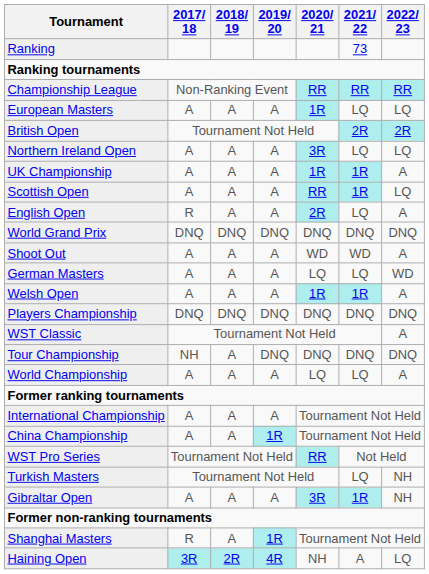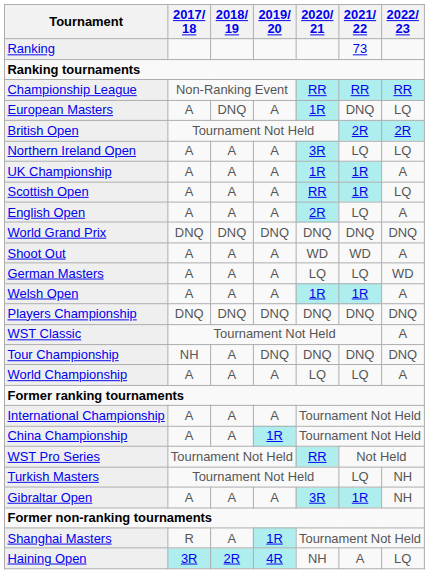(232, 110) A -> (232, 110) DNQ
(360, 110) LQ -> (360, 110) DNQ
(189, 212) R -> (189, 212) A
